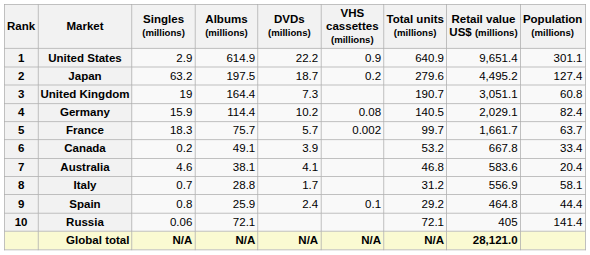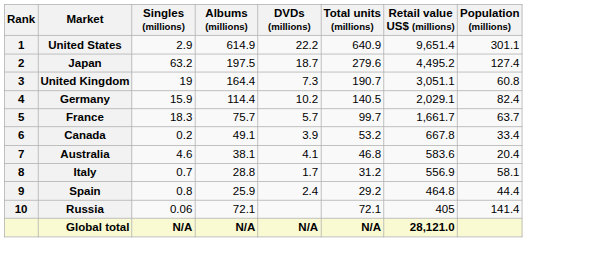- column: (352, 26)
